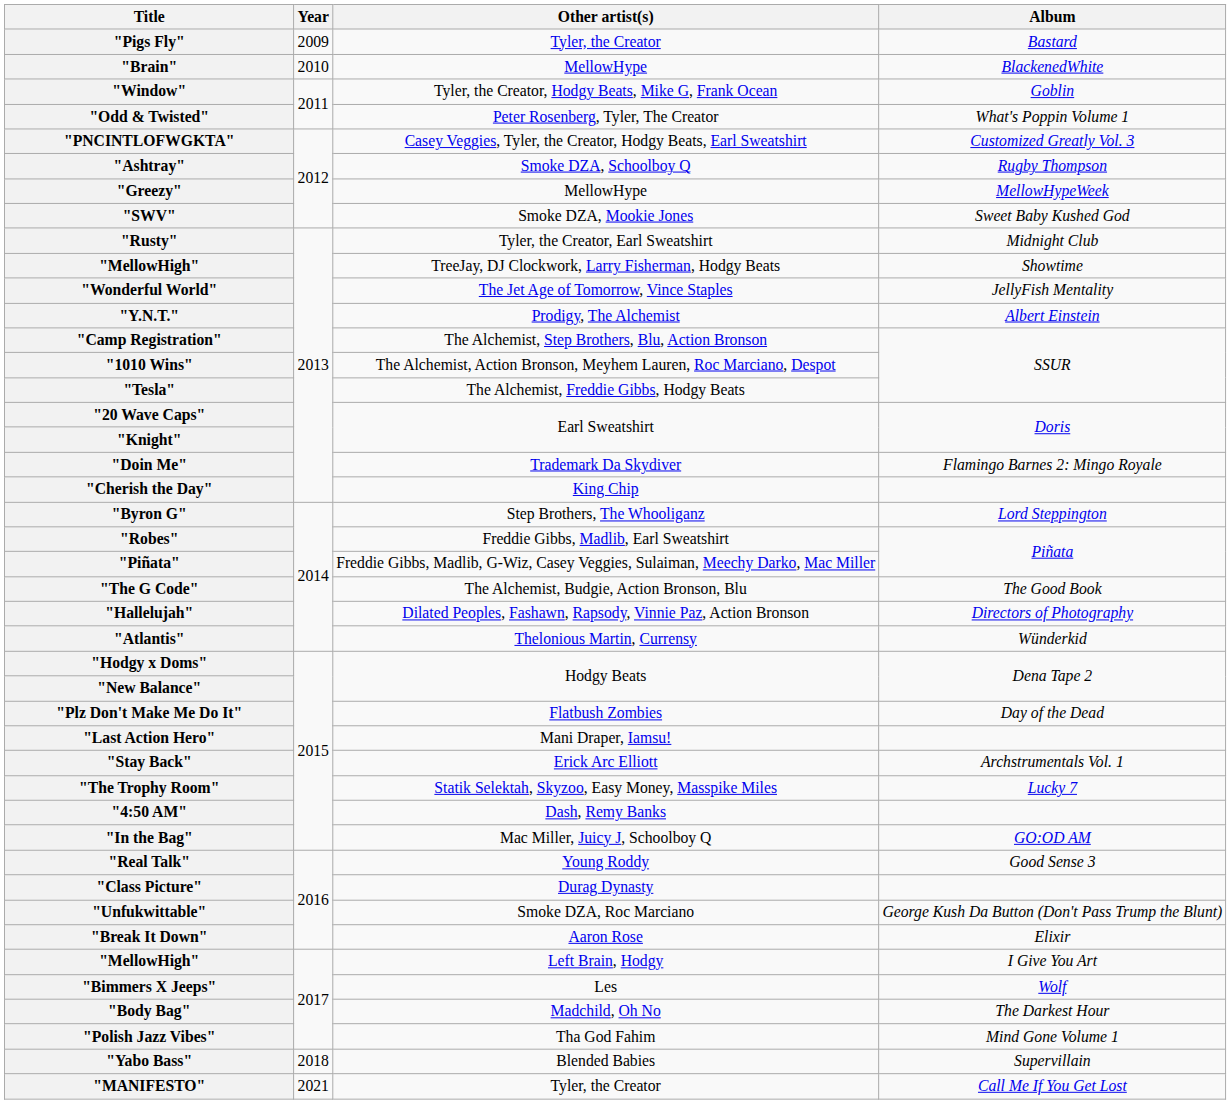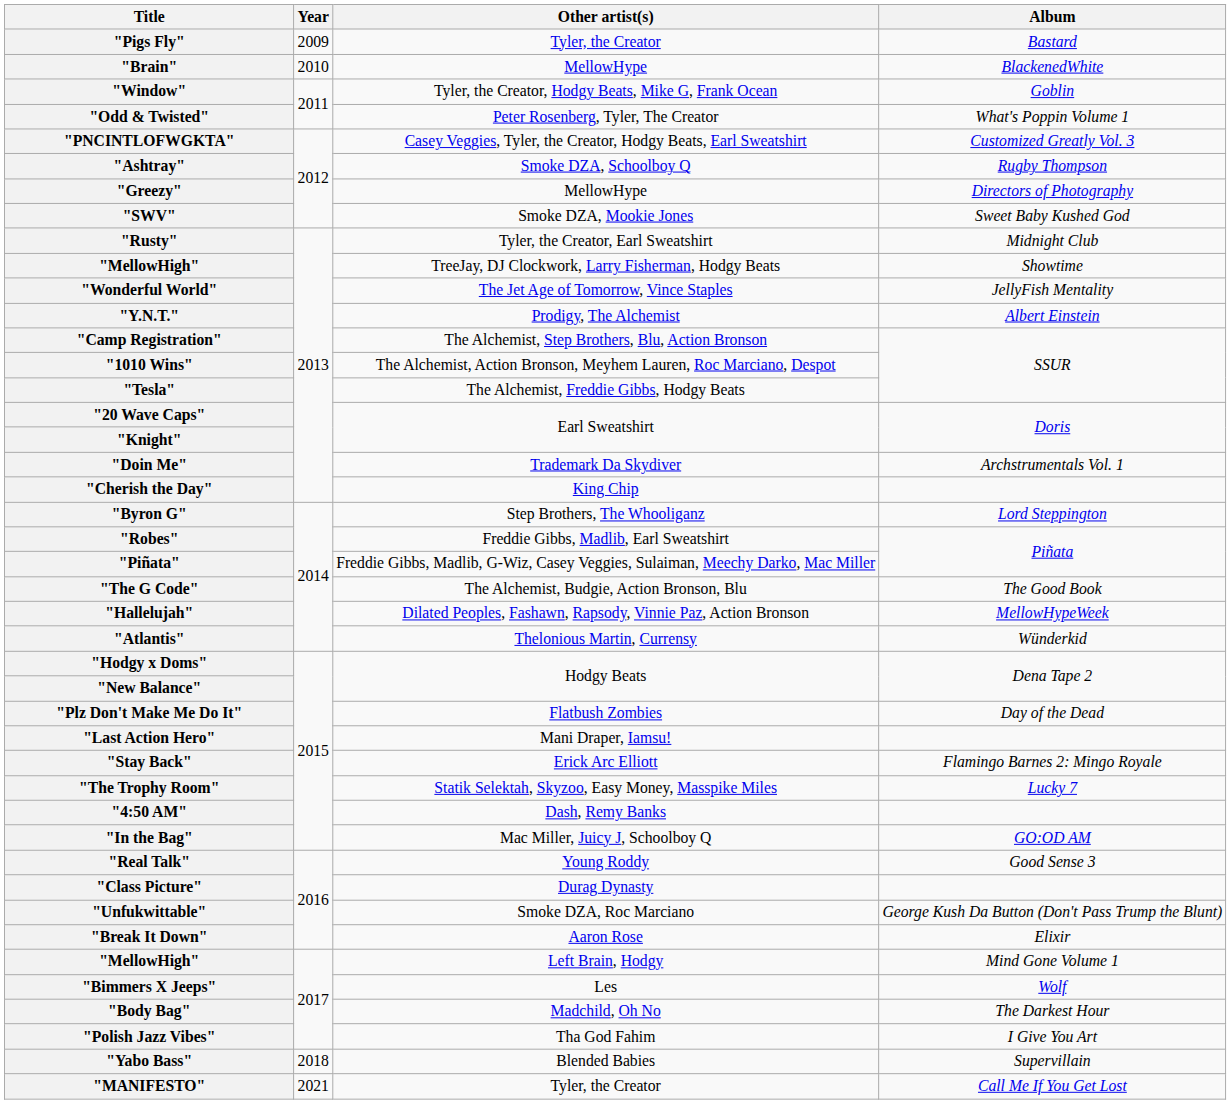(1052, 191) MellowHypeWeek -> (1052, 191) Directors of Photography
(1052, 464) Flamingo Barnes 2: Mingo Royale -> (1052, 464) Archstrumentals Vol. 1
(1052, 613) Directors of Photography -> (1052, 613) MellowHypeWeek
(1052, 762) Archstrumentals Vol. 1 -> (1052, 762) Flamingo Barnes 2: Mingo Royale
(1052, 961) I Give You Art -> (1052, 961) Mind Gone Volume 1
(1052, 1036) Mind Gone Volume 1 -> (1052, 1036) I Give You Art
